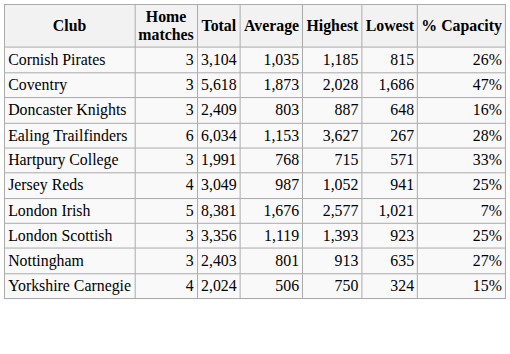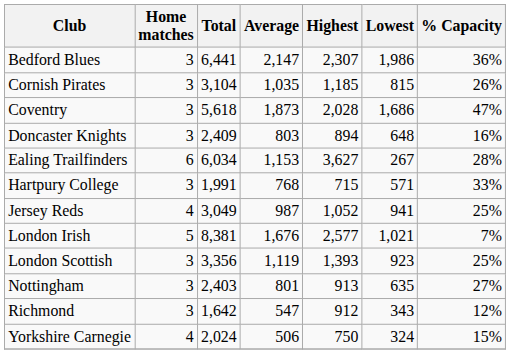+ row: (54, 60)
(346, 110) 887 -> (346, 135) 894
+ row: (41, 311)
